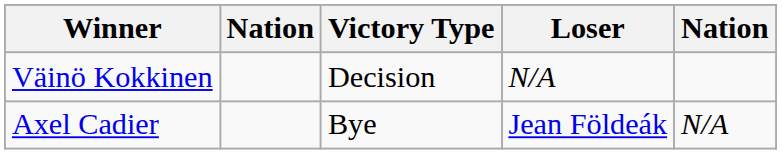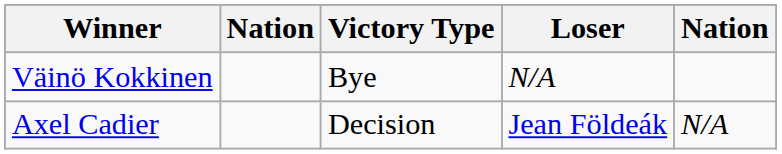(382, 76) Decision -> (352, 76) Bye
(352, 124) Bye -> (382, 124) Decision
